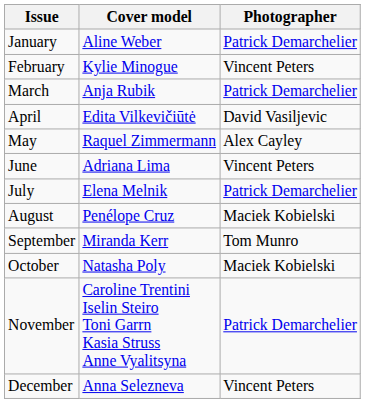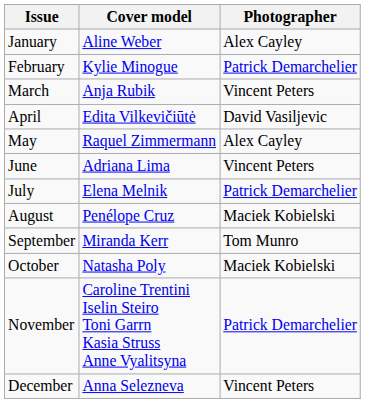(290, 41) Patrick Demarchelier -> (263, 41) Alex Cayley
(269, 66) Vincent Peters -> (290, 66) Patrick Demarchelier
(290, 91) Patrick Demarchelier -> (269, 91) Vincent Peters
